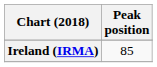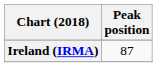(127, 51) 85 -> (127, 51) 87
